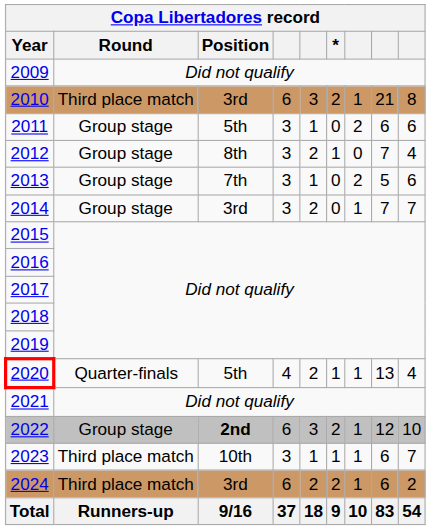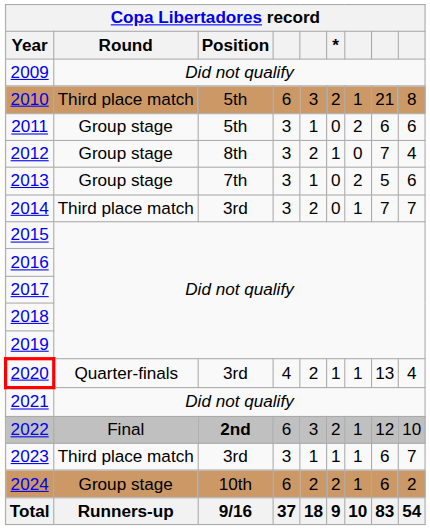(235, 99) 3rd -> (235, 99) 5th
(126, 208) Group stage -> (126, 208) Third place match
(235, 373) 5th -> (235, 373) 3rd
(126, 429) Group stage -> (126, 429) Final
(235, 456) 10th -> (235, 456) 3rd
(126, 483) Third place match -> (126, 483) Group stage
(235, 483) 3rd -> (235, 483) 10th
